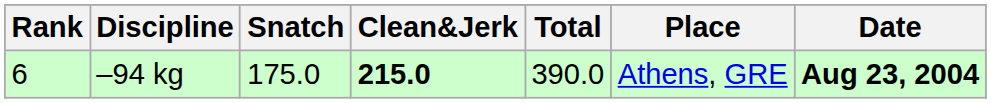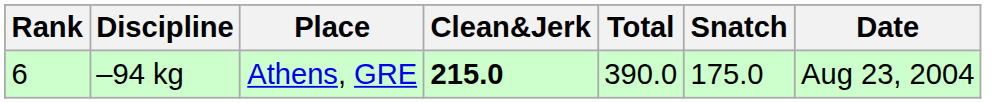columns swapped: (296, 27) <-> (703, 27)
(890, 73) bold -> (888, 73) normal
